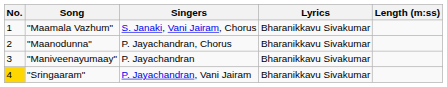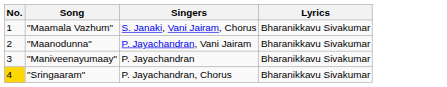- column: (407, 12)
(177, 44) P. Jayachandran, Chorus -> (186, 44) P. Jayachandran, Vani Jairam
(186, 75) P. Jayachandran, Vani Jairam -> (177, 75) P. Jayachandran, Chorus
